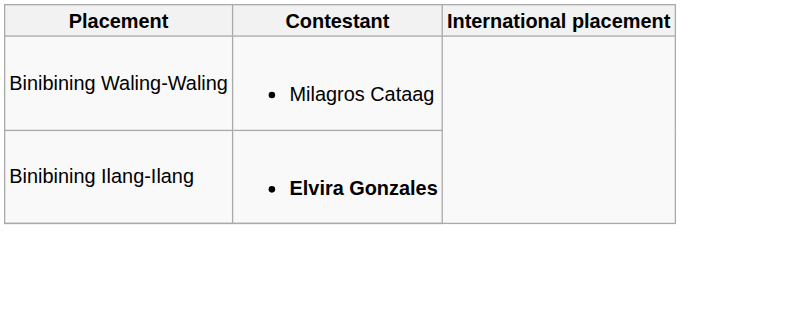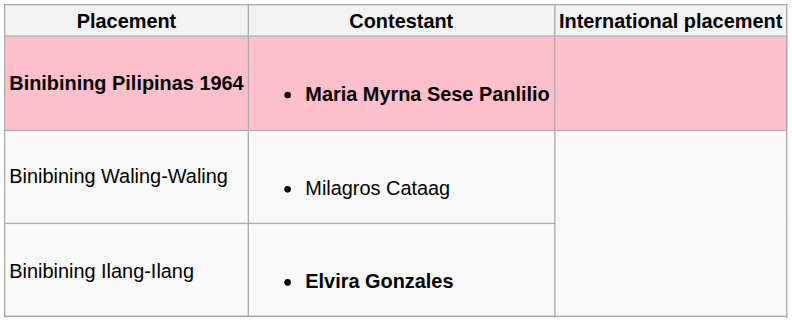+ row: (126, 83)
